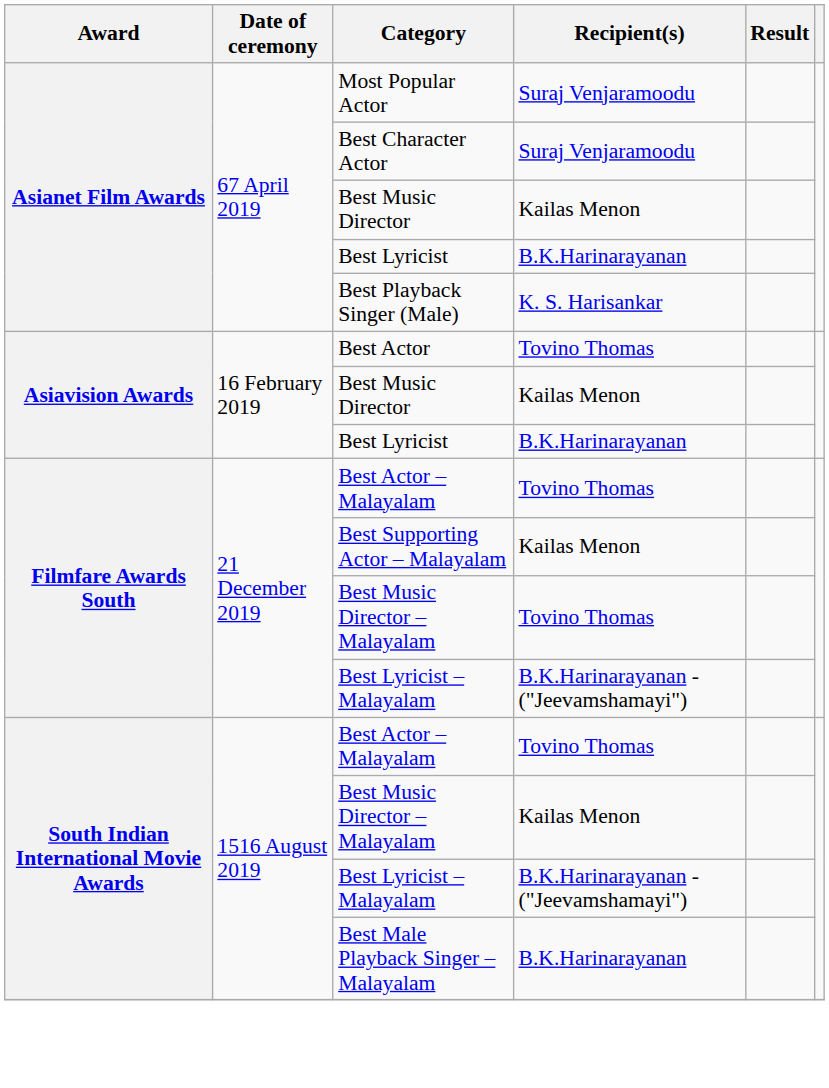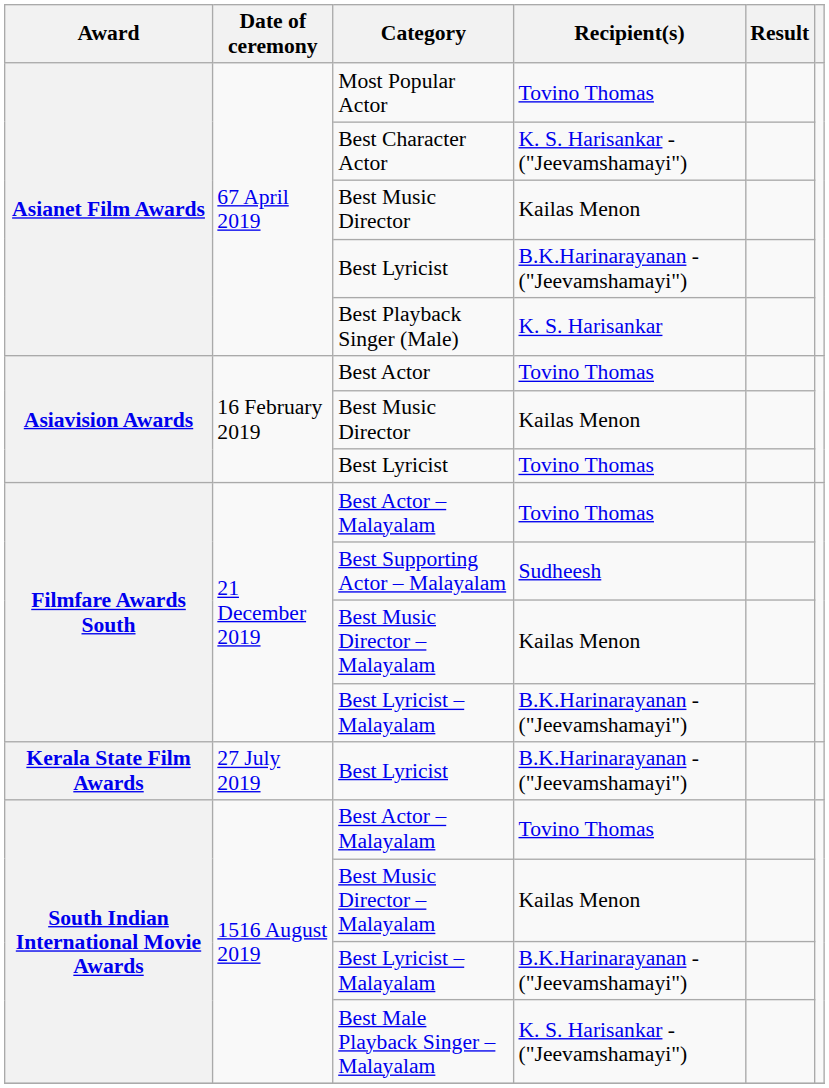(607, 92) Suraj Venjaramoodu -> (586, 92) Tovino Thomas
(607, 150) Suraj Venjaramoodu -> (603, 150) K. S. Harisankar - ("Jeevamshamayi")
(602, 255) B.K.Harinarayanan -> (609, 268) B.K.Harinarayanan - ("Jeevamshamayi")
(602, 441) B.K.Harinarayanan -> (586, 465) Tovino Thomas
(579, 546) Kailas Menon -> (560, 570) Sudheesh
(586, 617) Tovino Thomas -> (579, 641) Kailas Menon
+ row: (109, 770)
(602, 958) B.K.Harinarayanan -> (603, 1041) K. S. Harisankar - ("Jeevamshamayi")
